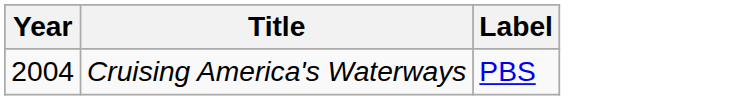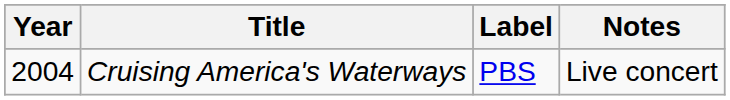+ column: (642, 26)
